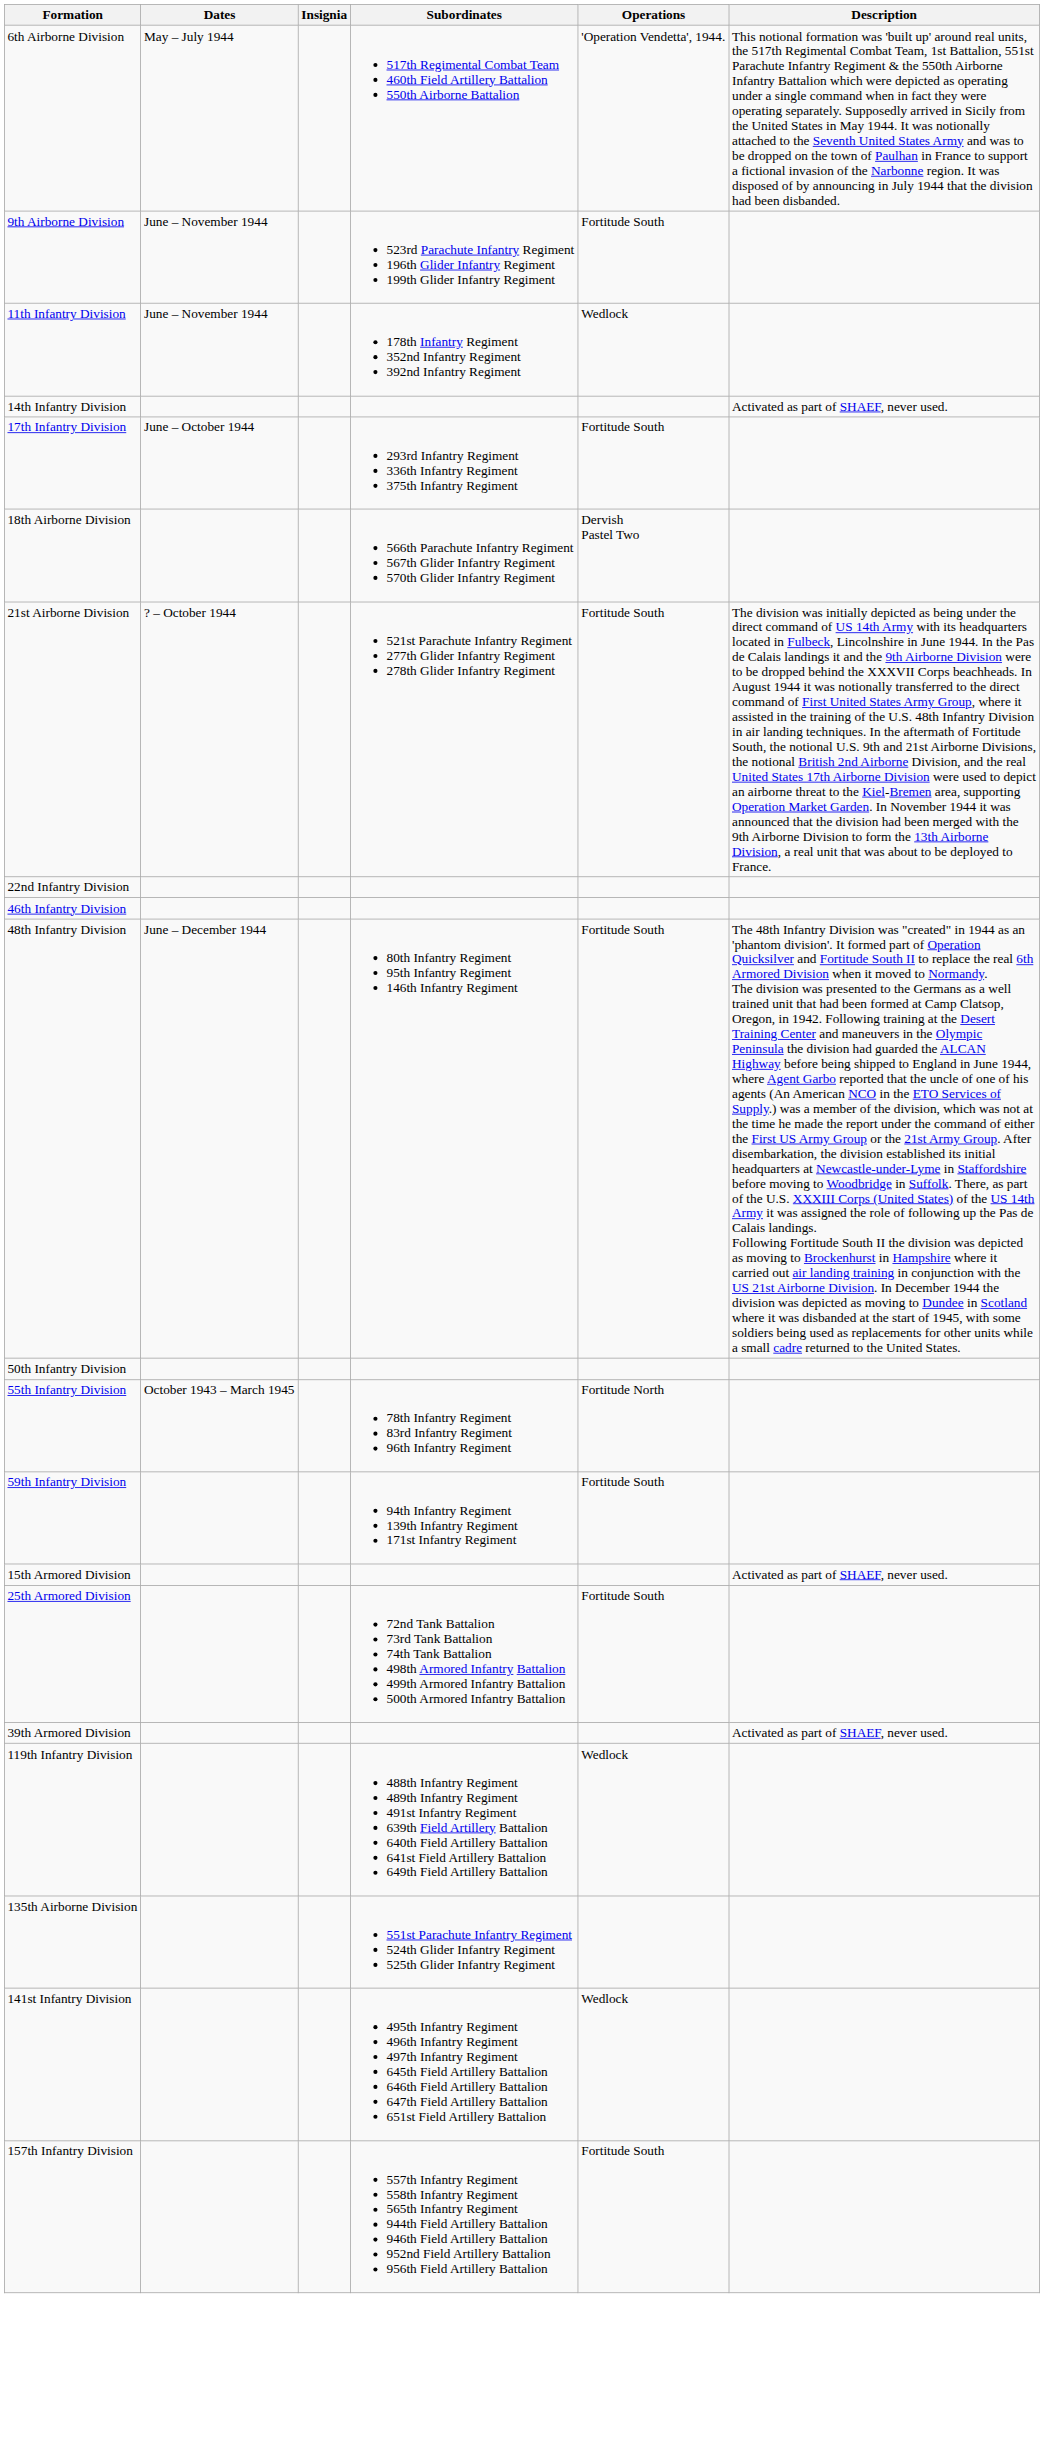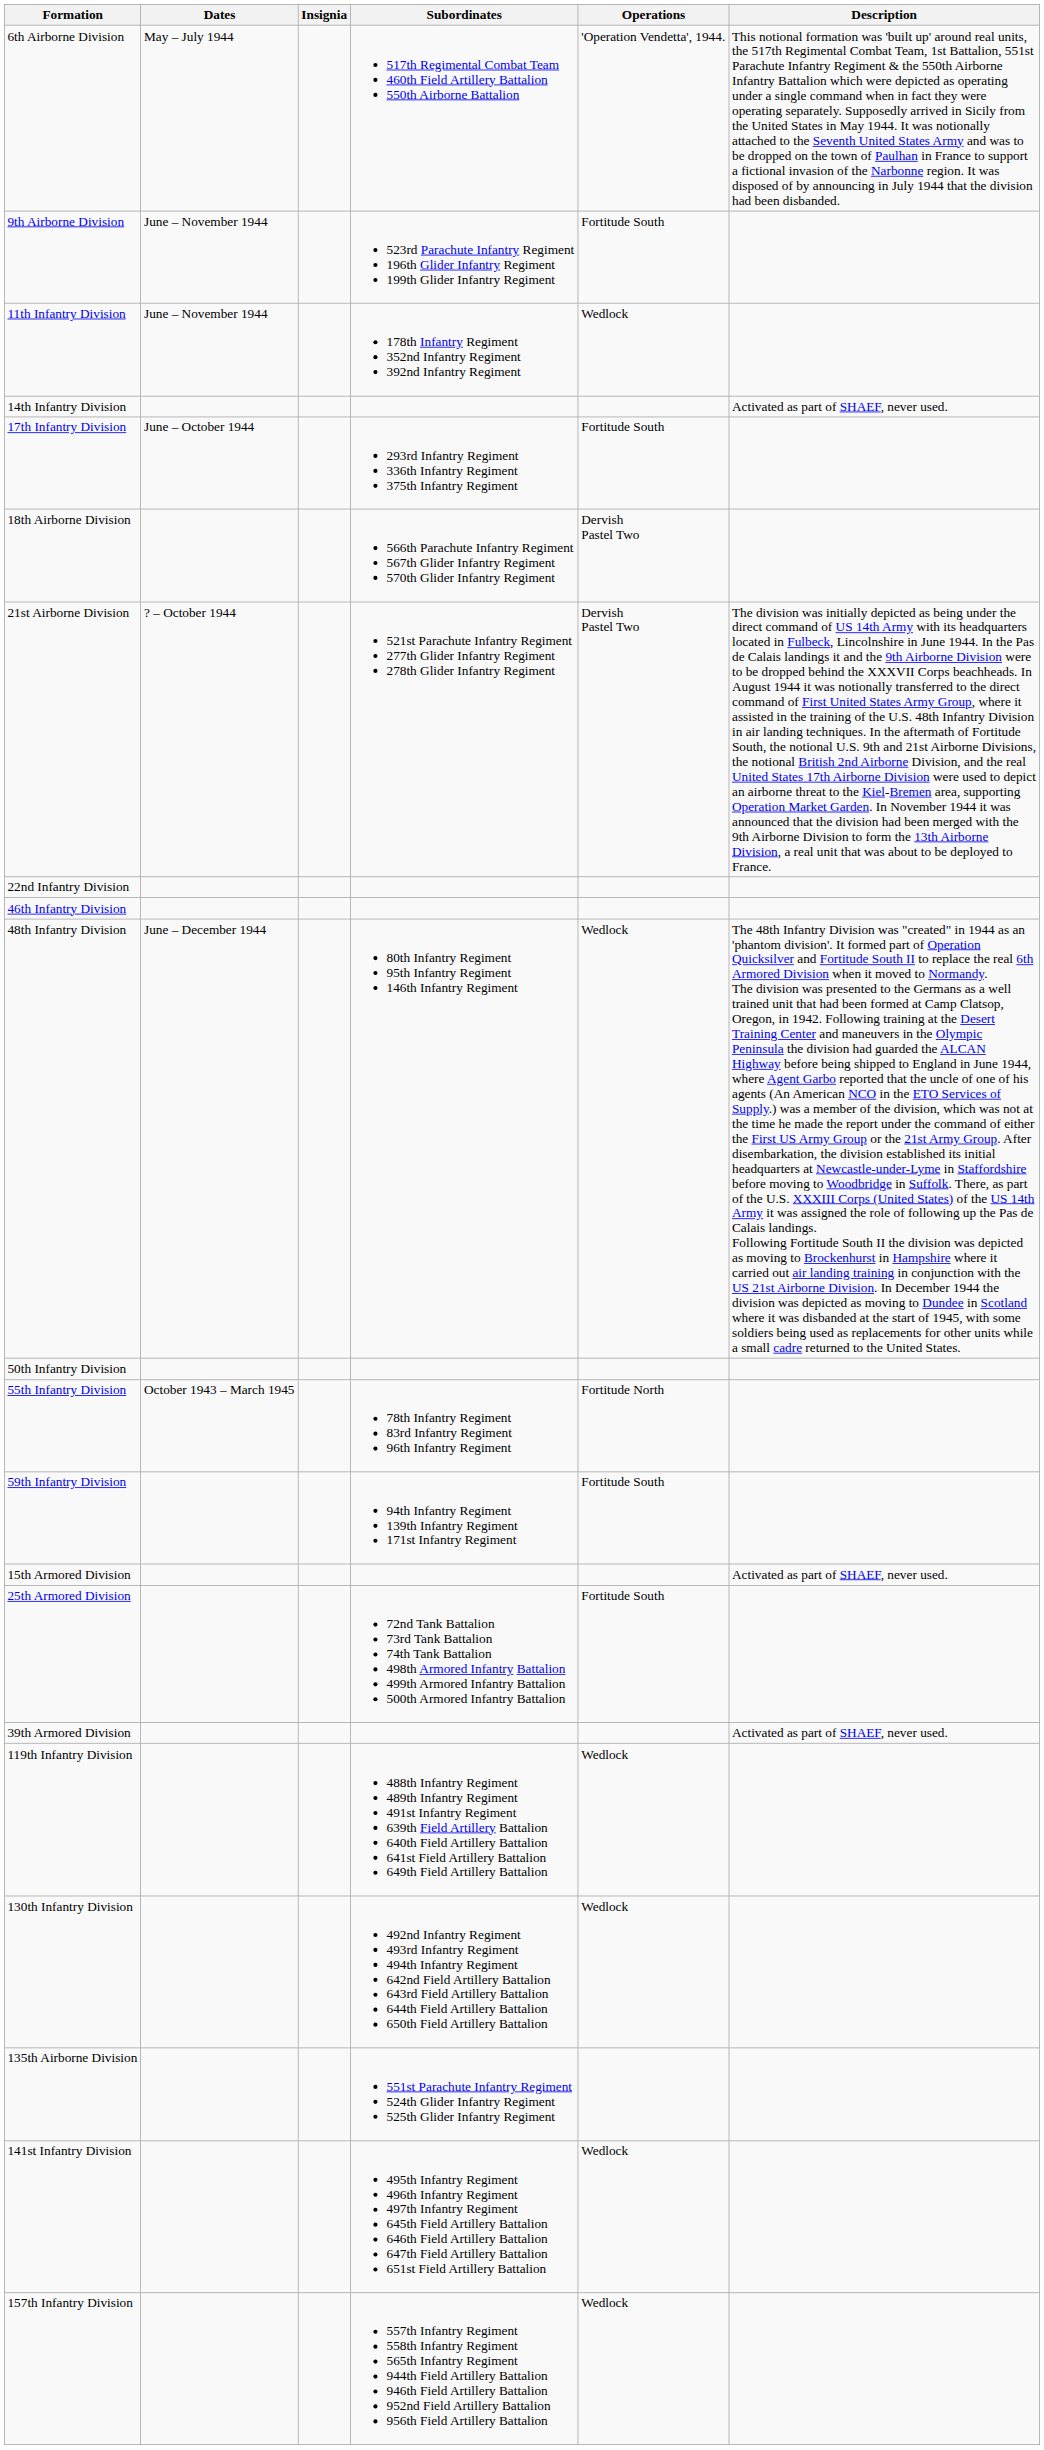(623, 612) Fortitude South -> (610, 619) Dervish Pastel Two
(623, 929) Fortitude South -> (605, 929) Wedlock
+ row: (70, 1906)
(623, 2151) Fortitude South -> (605, 2303) Wedlock
